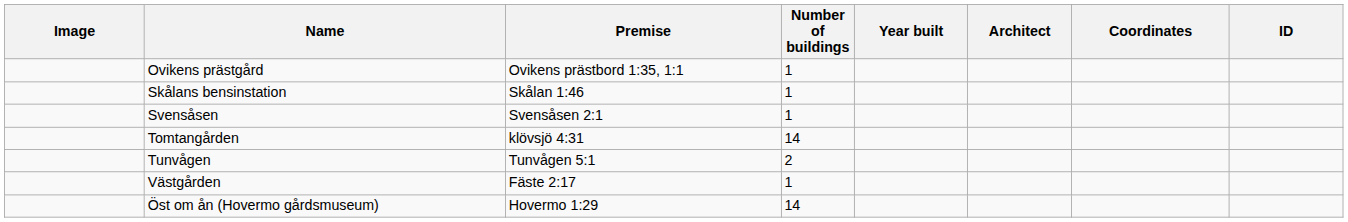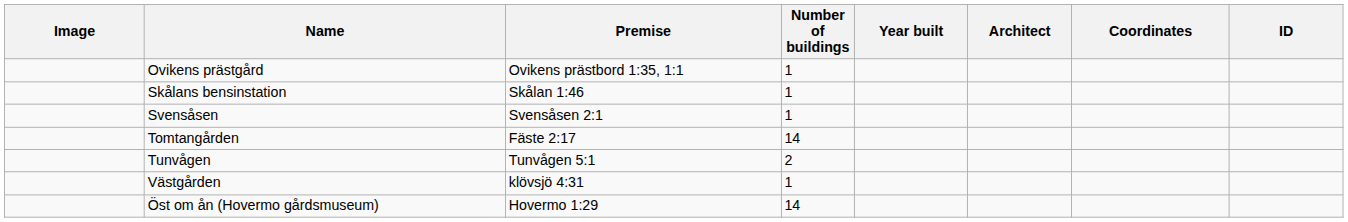(546, 138) klövsjö 4:31 -> (542, 138) Fäste 2:17
(542, 183) Fäste 2:17 -> (546, 183) klövsjö 4:31
